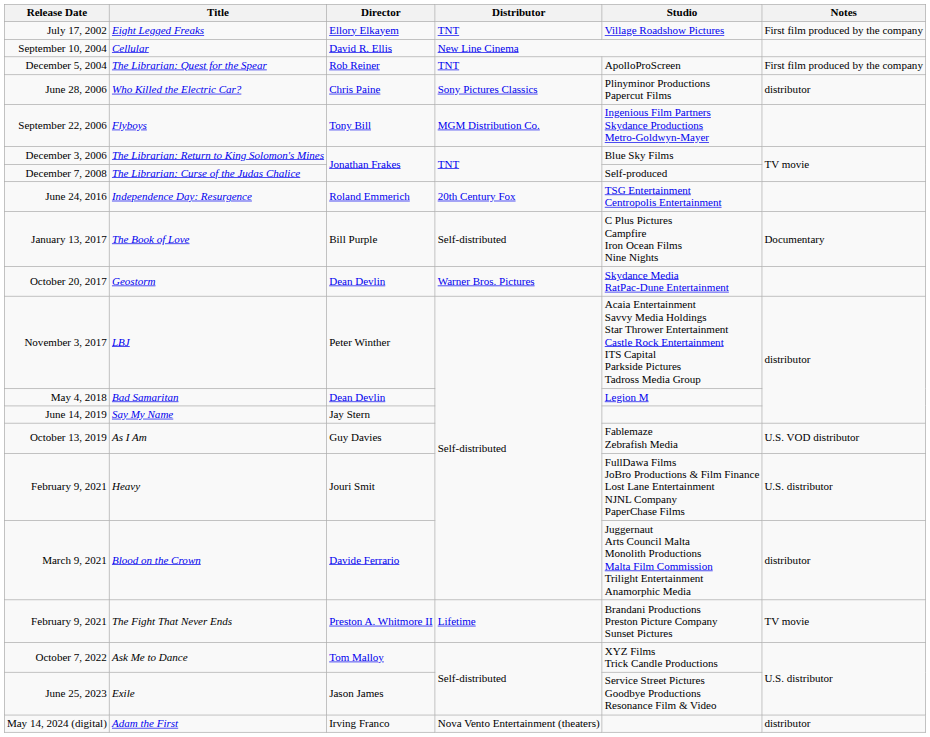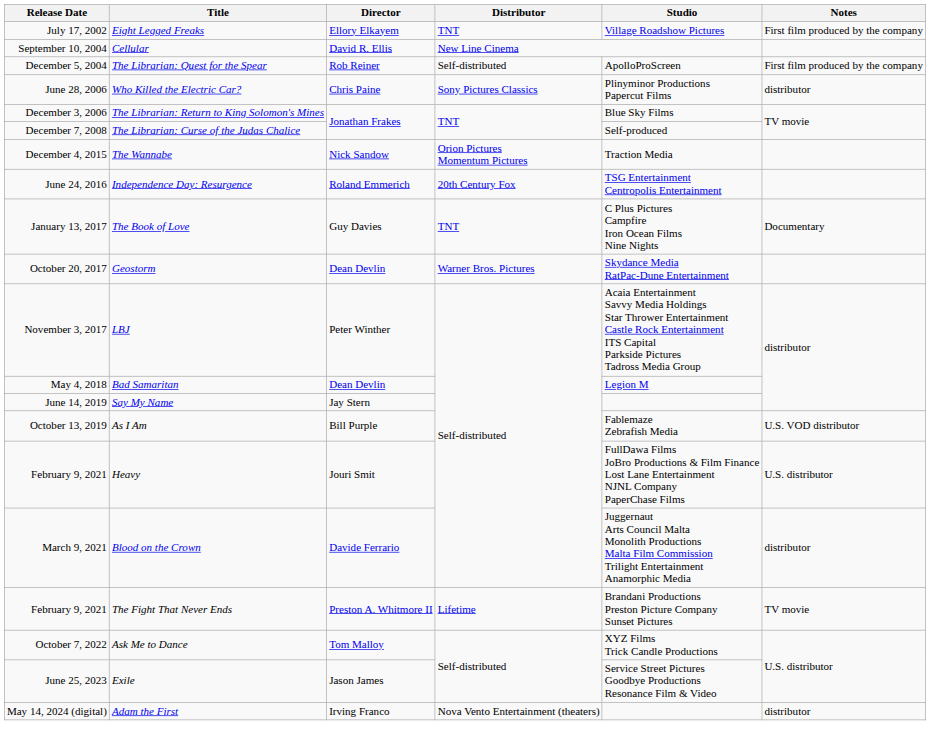(448, 65) TNT -> (472, 65) Self-distributed
- row: (129, 125)
+ row: (142, 154)
(353, 239) Bill Purple -> (355, 226) Guy Davies
(472, 239) Self-distributed -> (448, 226) TNT
(355, 438) Guy Davies -> (353, 426) Bill Purple
